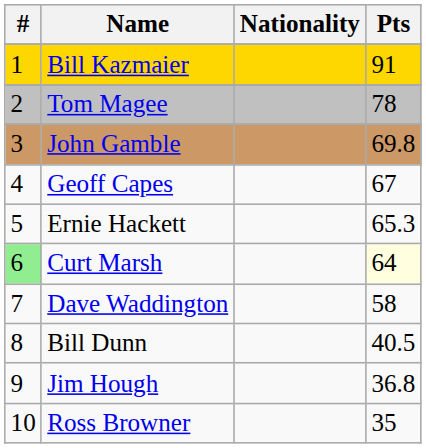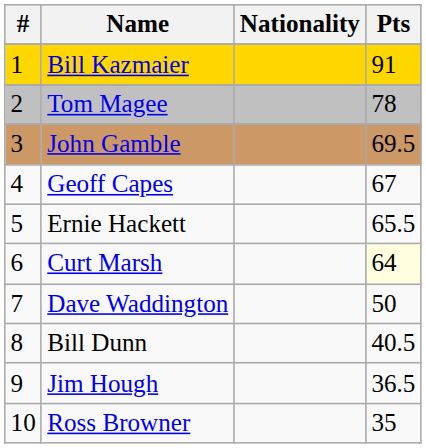(393, 143) 69.8 -> (393, 143) 69.5
(393, 223) 65.3 -> (393, 223) 65.5
(17, 263) lightgreen background -> (17, 263) no background
(384, 303) 58 -> (384, 303) 50
(393, 382) 36.8 -> (393, 382) 36.5
